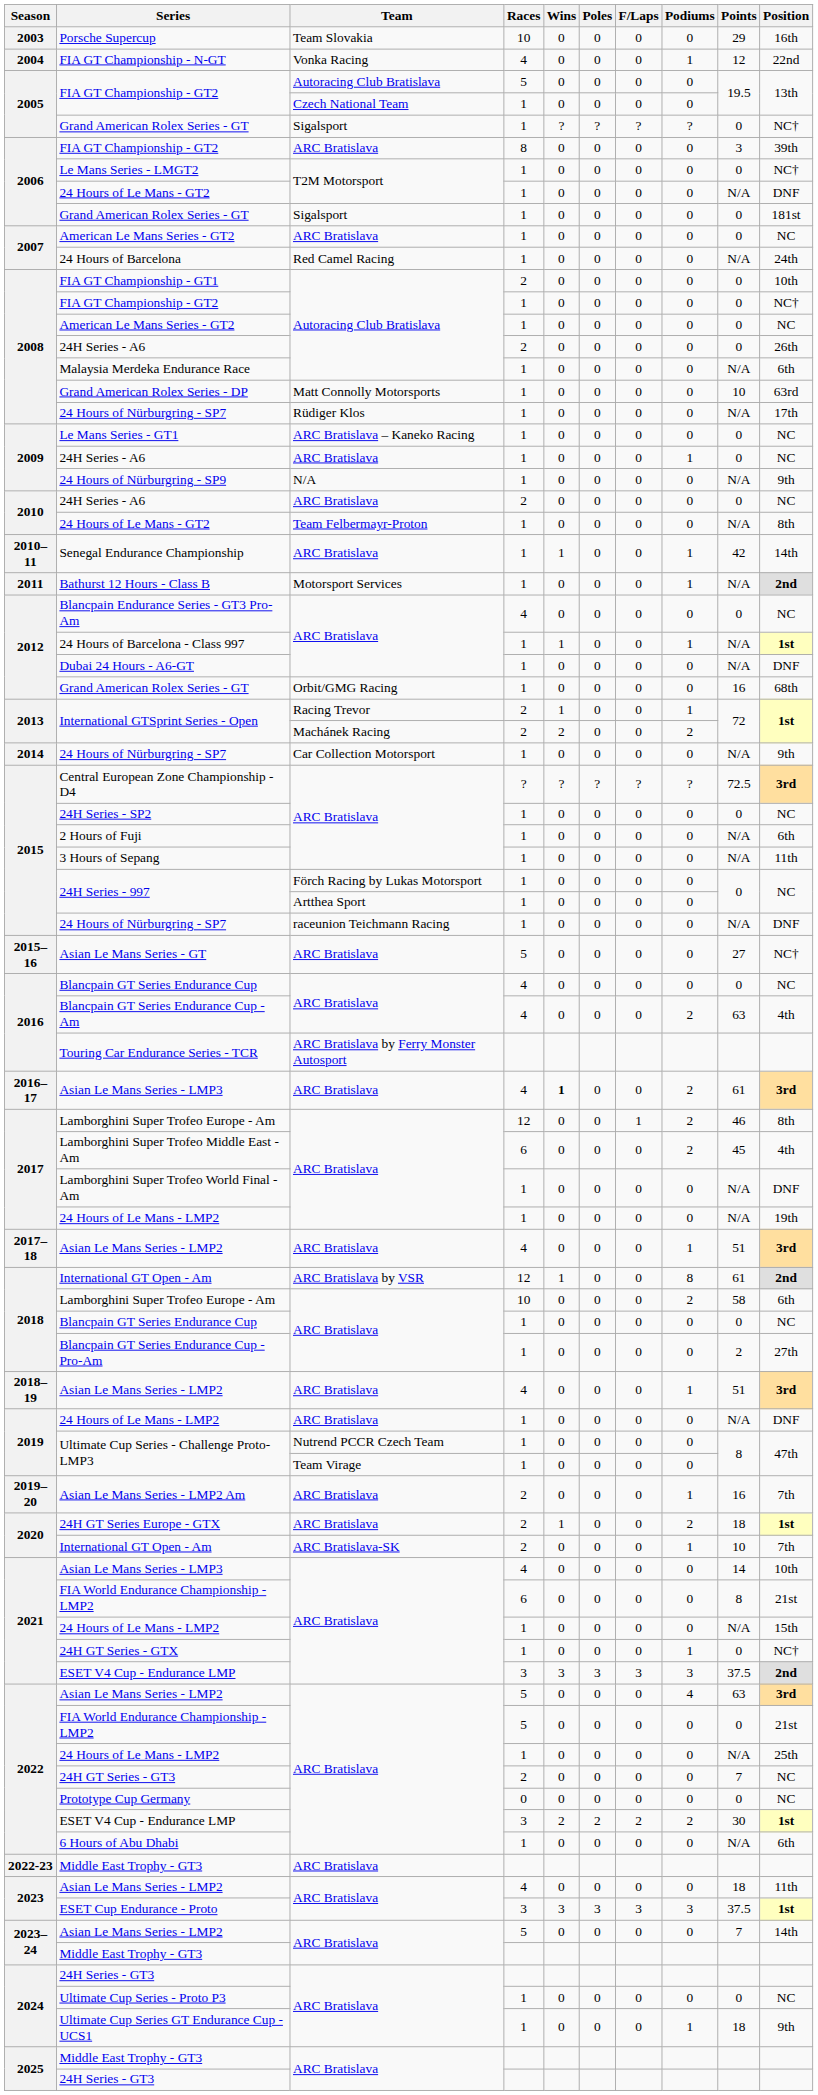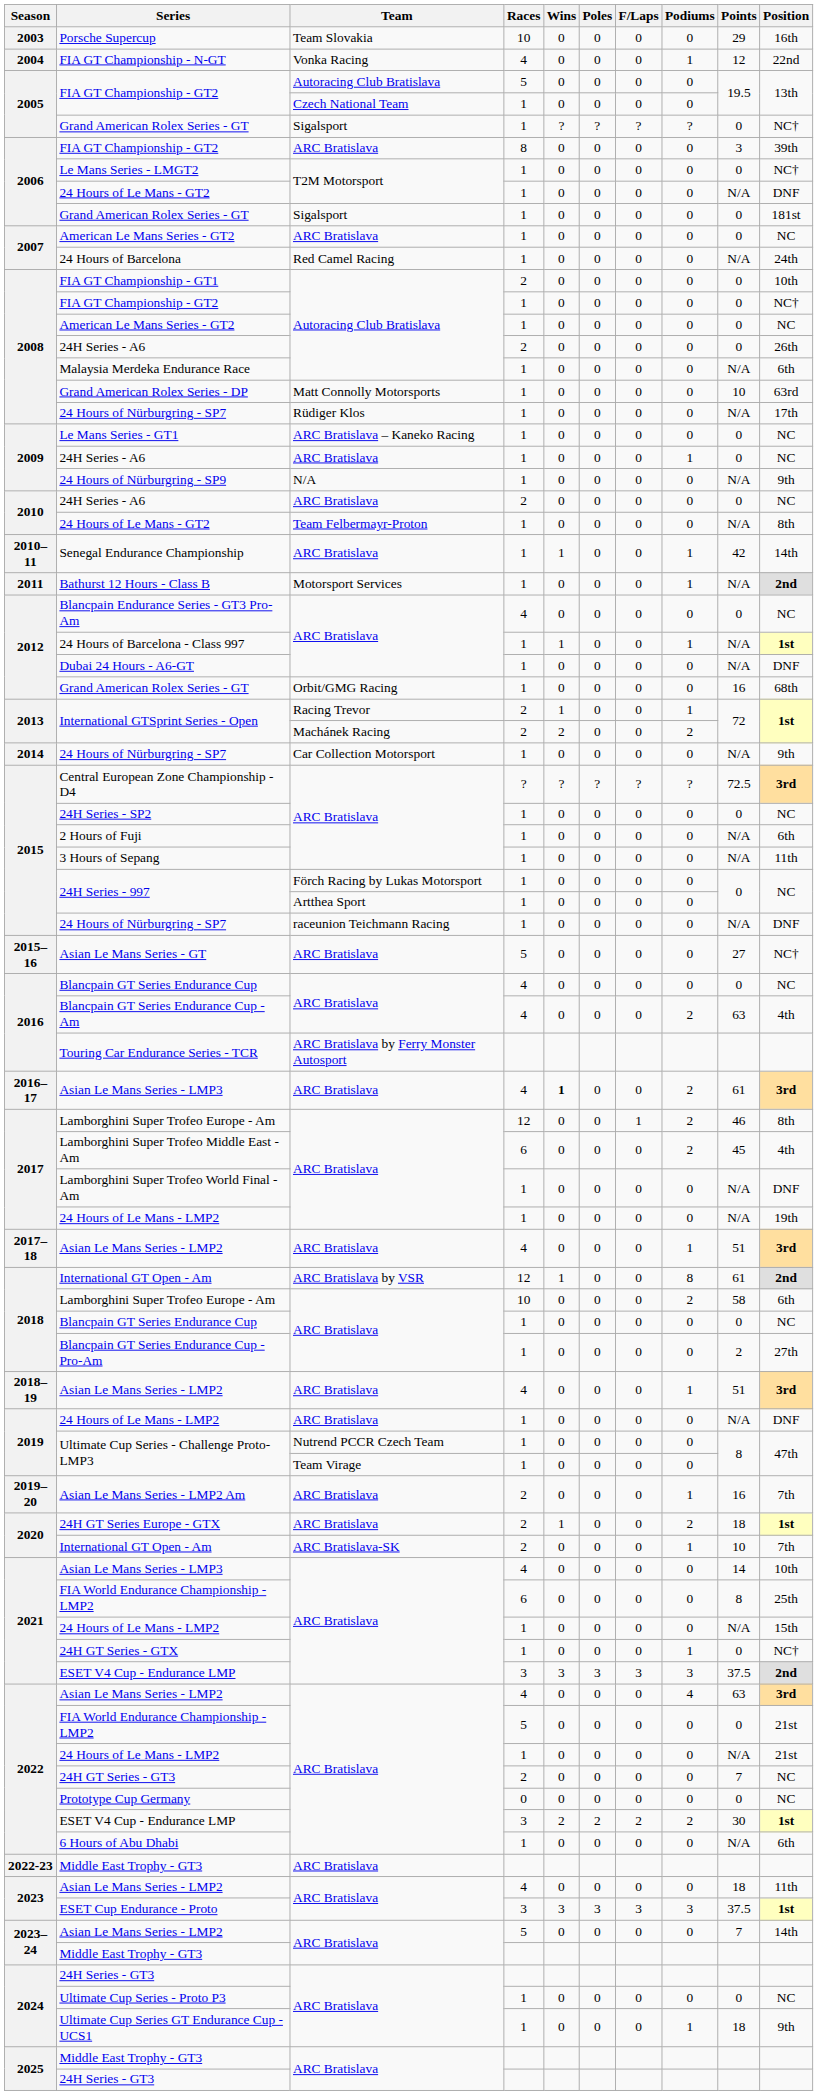(786, 1598) 21st -> (786, 1598) 25th
(524, 1695) 5 -> (524, 1695) 4
(786, 1755) 25th -> (786, 1755) 21st
